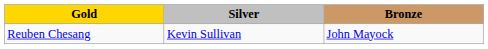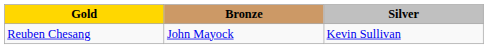columns swapped: (244, 14) <-> (404, 14)
